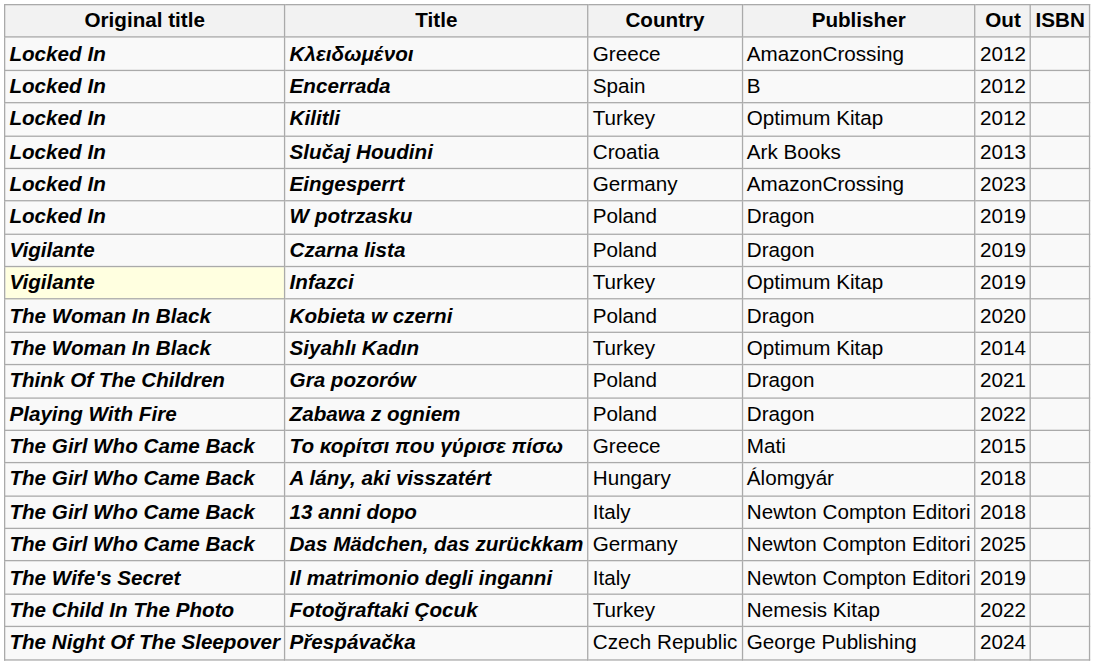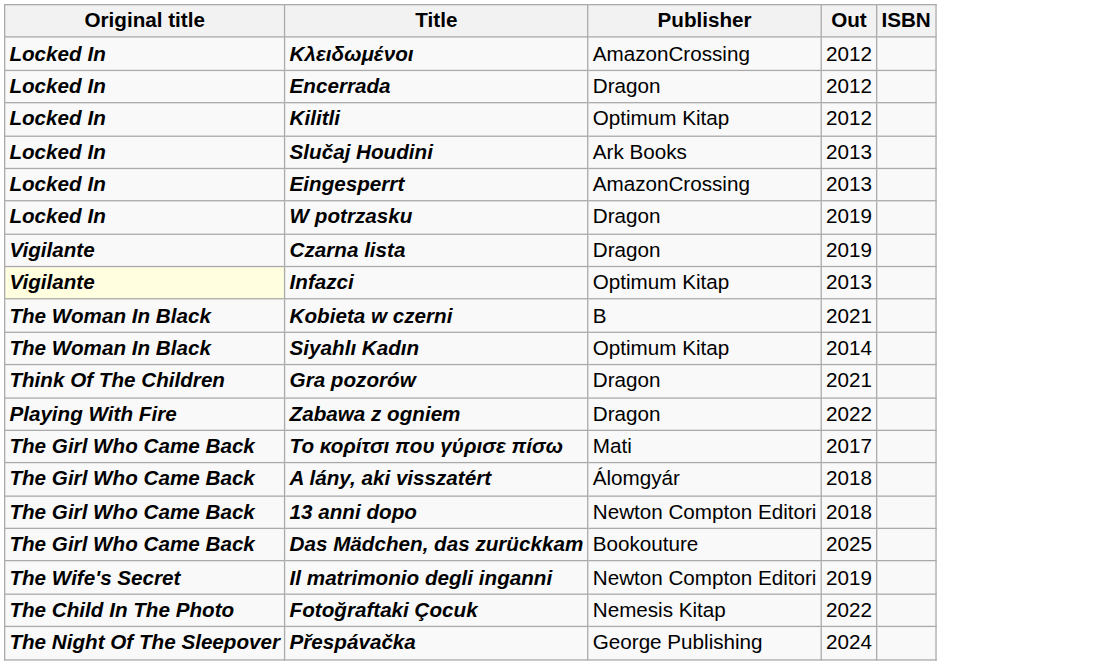- column: (665, 20)
(754, 86) B -> (627, 86) Dragon
(1003, 184) 2023 -> (849, 184) 2013
(1003, 282) 2019 -> (849, 282) 2013
(781, 315) Dragon -> (600, 315) B
(1003, 315) 2020 -> (849, 315) 2021
(1003, 446) 2015 -> (849, 446) 2017
(859, 544) Newton Compton Editori -> (646, 544) Bookouture
